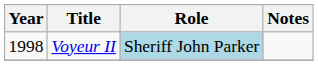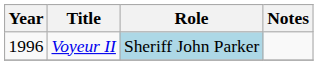(26, 45) 1998 -> (26, 45) 1996
